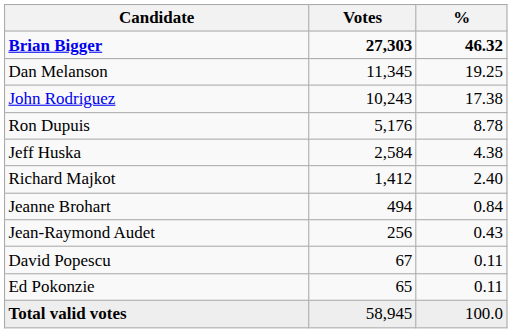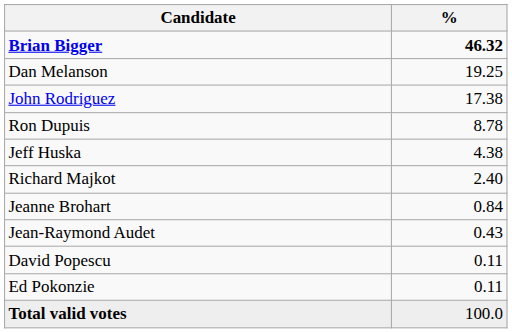- column: (363, 17)
